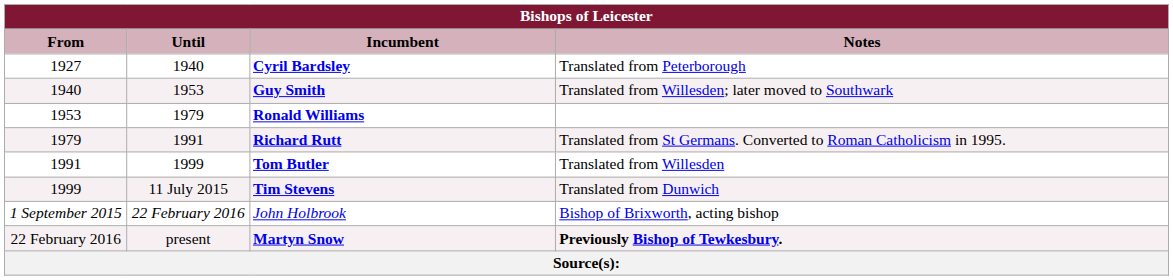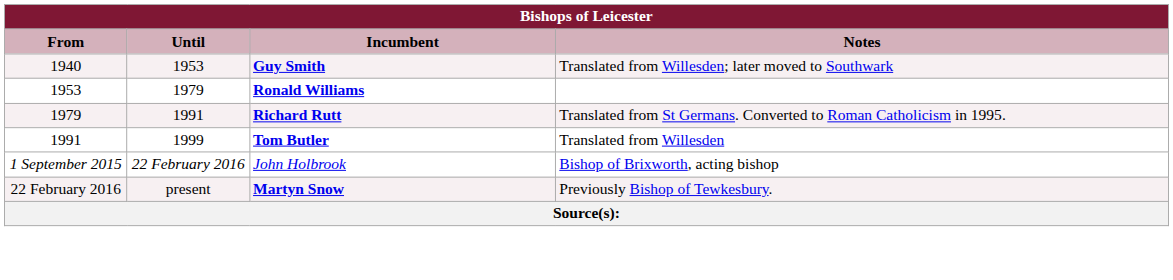- row: (302, 66)
- row: (294, 189)
(671, 238) bold -> (666, 189) normal
